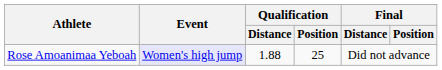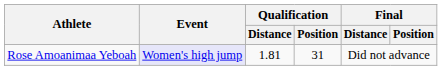(270, 55) 1.88 -> (270, 55) 1.81
(318, 55) 25 -> (318, 55) 31
